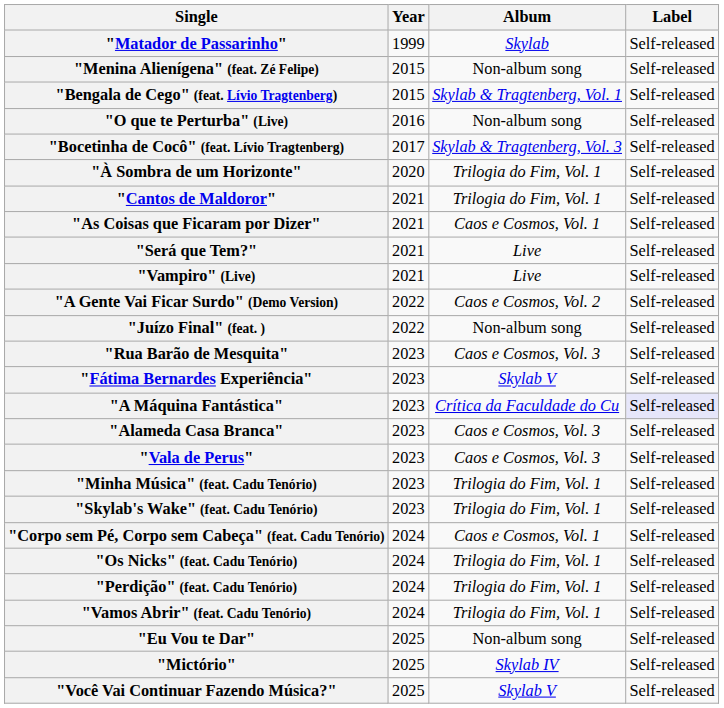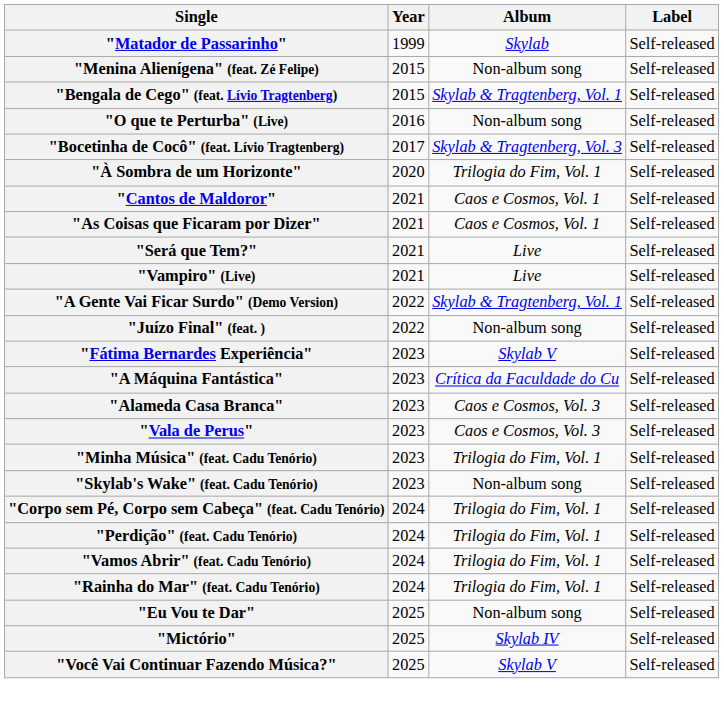(527, 198) Trilogia do Fim, Vol. 1 -> (527, 198) Caos e Cosmos, Vol. 1
(527, 302) Caos e Cosmos, Vol. 2 -> (527, 302) Skylab & Tragtenberg, Vol. 1
- row: (196, 353)
(672, 405) lavender background -> (672, 379) no background
(527, 509) Trilogia do Fim, Vol. 1 -> (527, 483) Non-album song
(527, 535) Caos e Cosmos, Vol. 1 -> (527, 509) Trilogia do Fim, Vol. 1
- row: (196, 560)
+ row: (196, 586)
